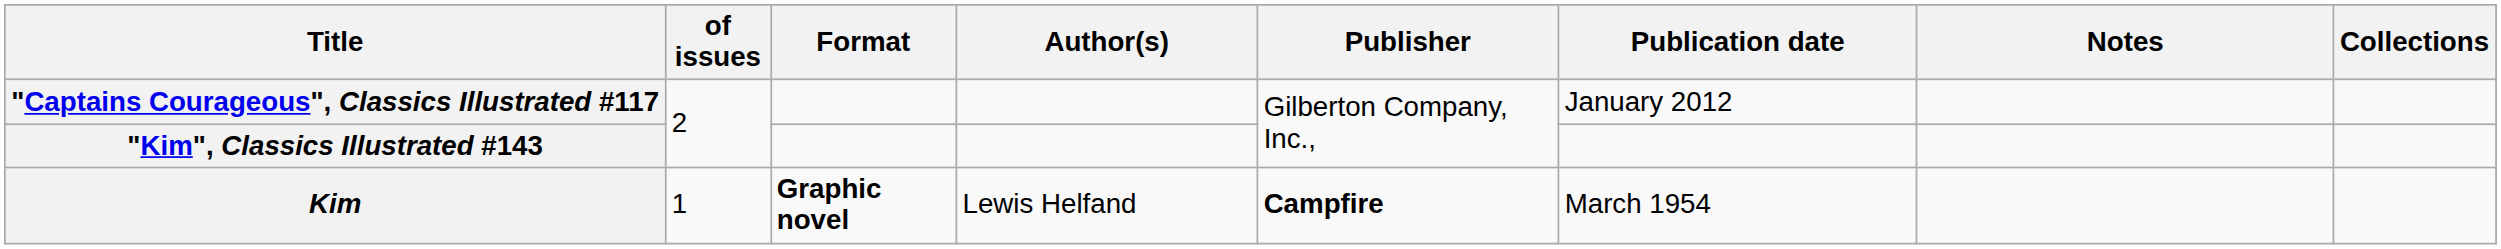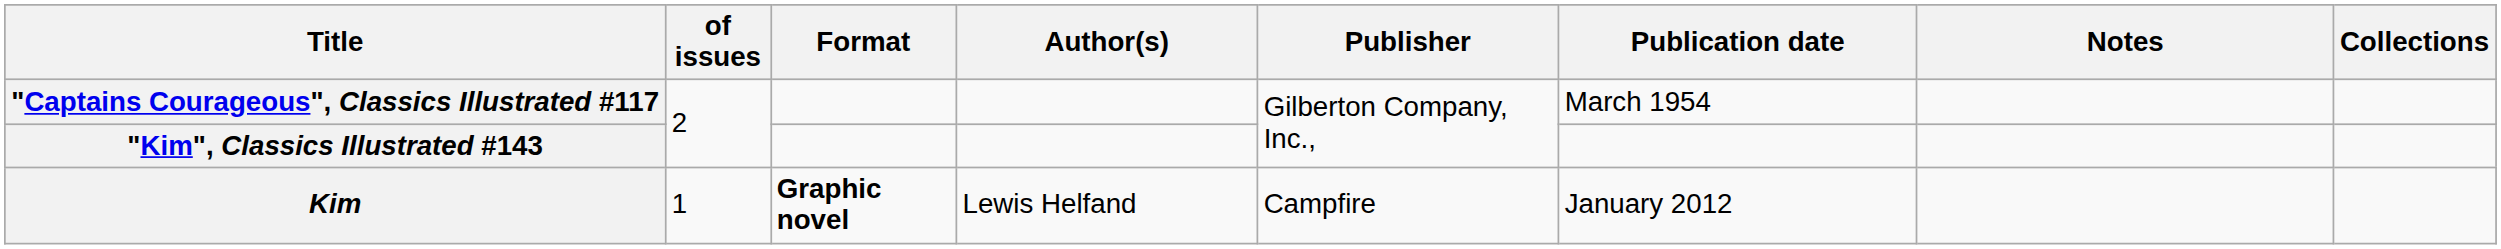(1649, 101) January 2012 -> (1638, 101) March 1954
(1324, 204) bold -> (1320, 204) normal
(1638, 204) March 1954 -> (1649, 204) January 2012
